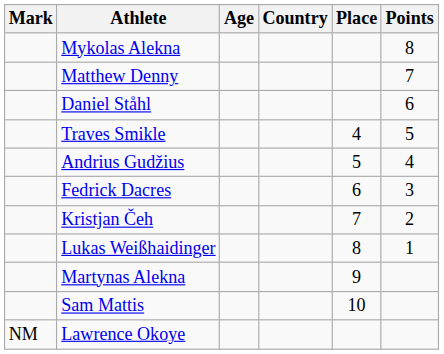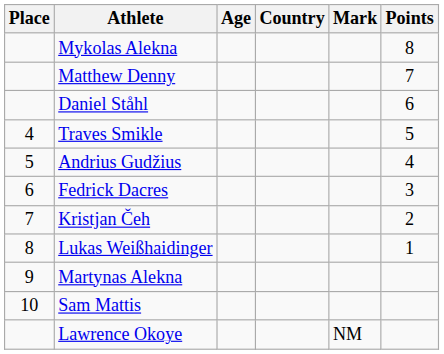columns swapped: (357, 18) <-> (31, 18)
